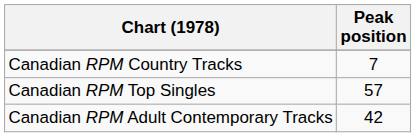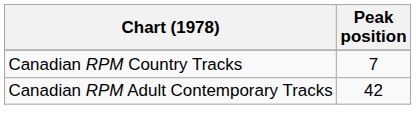- row: (112, 90)
